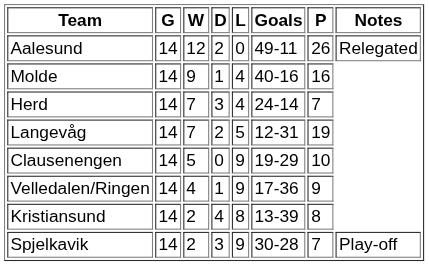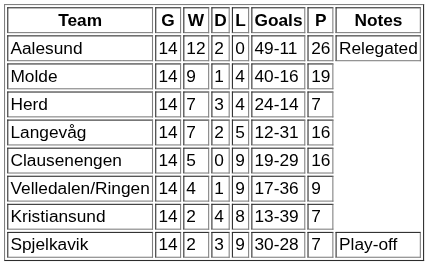(321, 76) 16 -> (321, 76) 19
(321, 132) 19 -> (321, 132) 16
(321, 160) 10 -> (321, 160) 16
(316, 216) 8 -> (316, 216) 7
